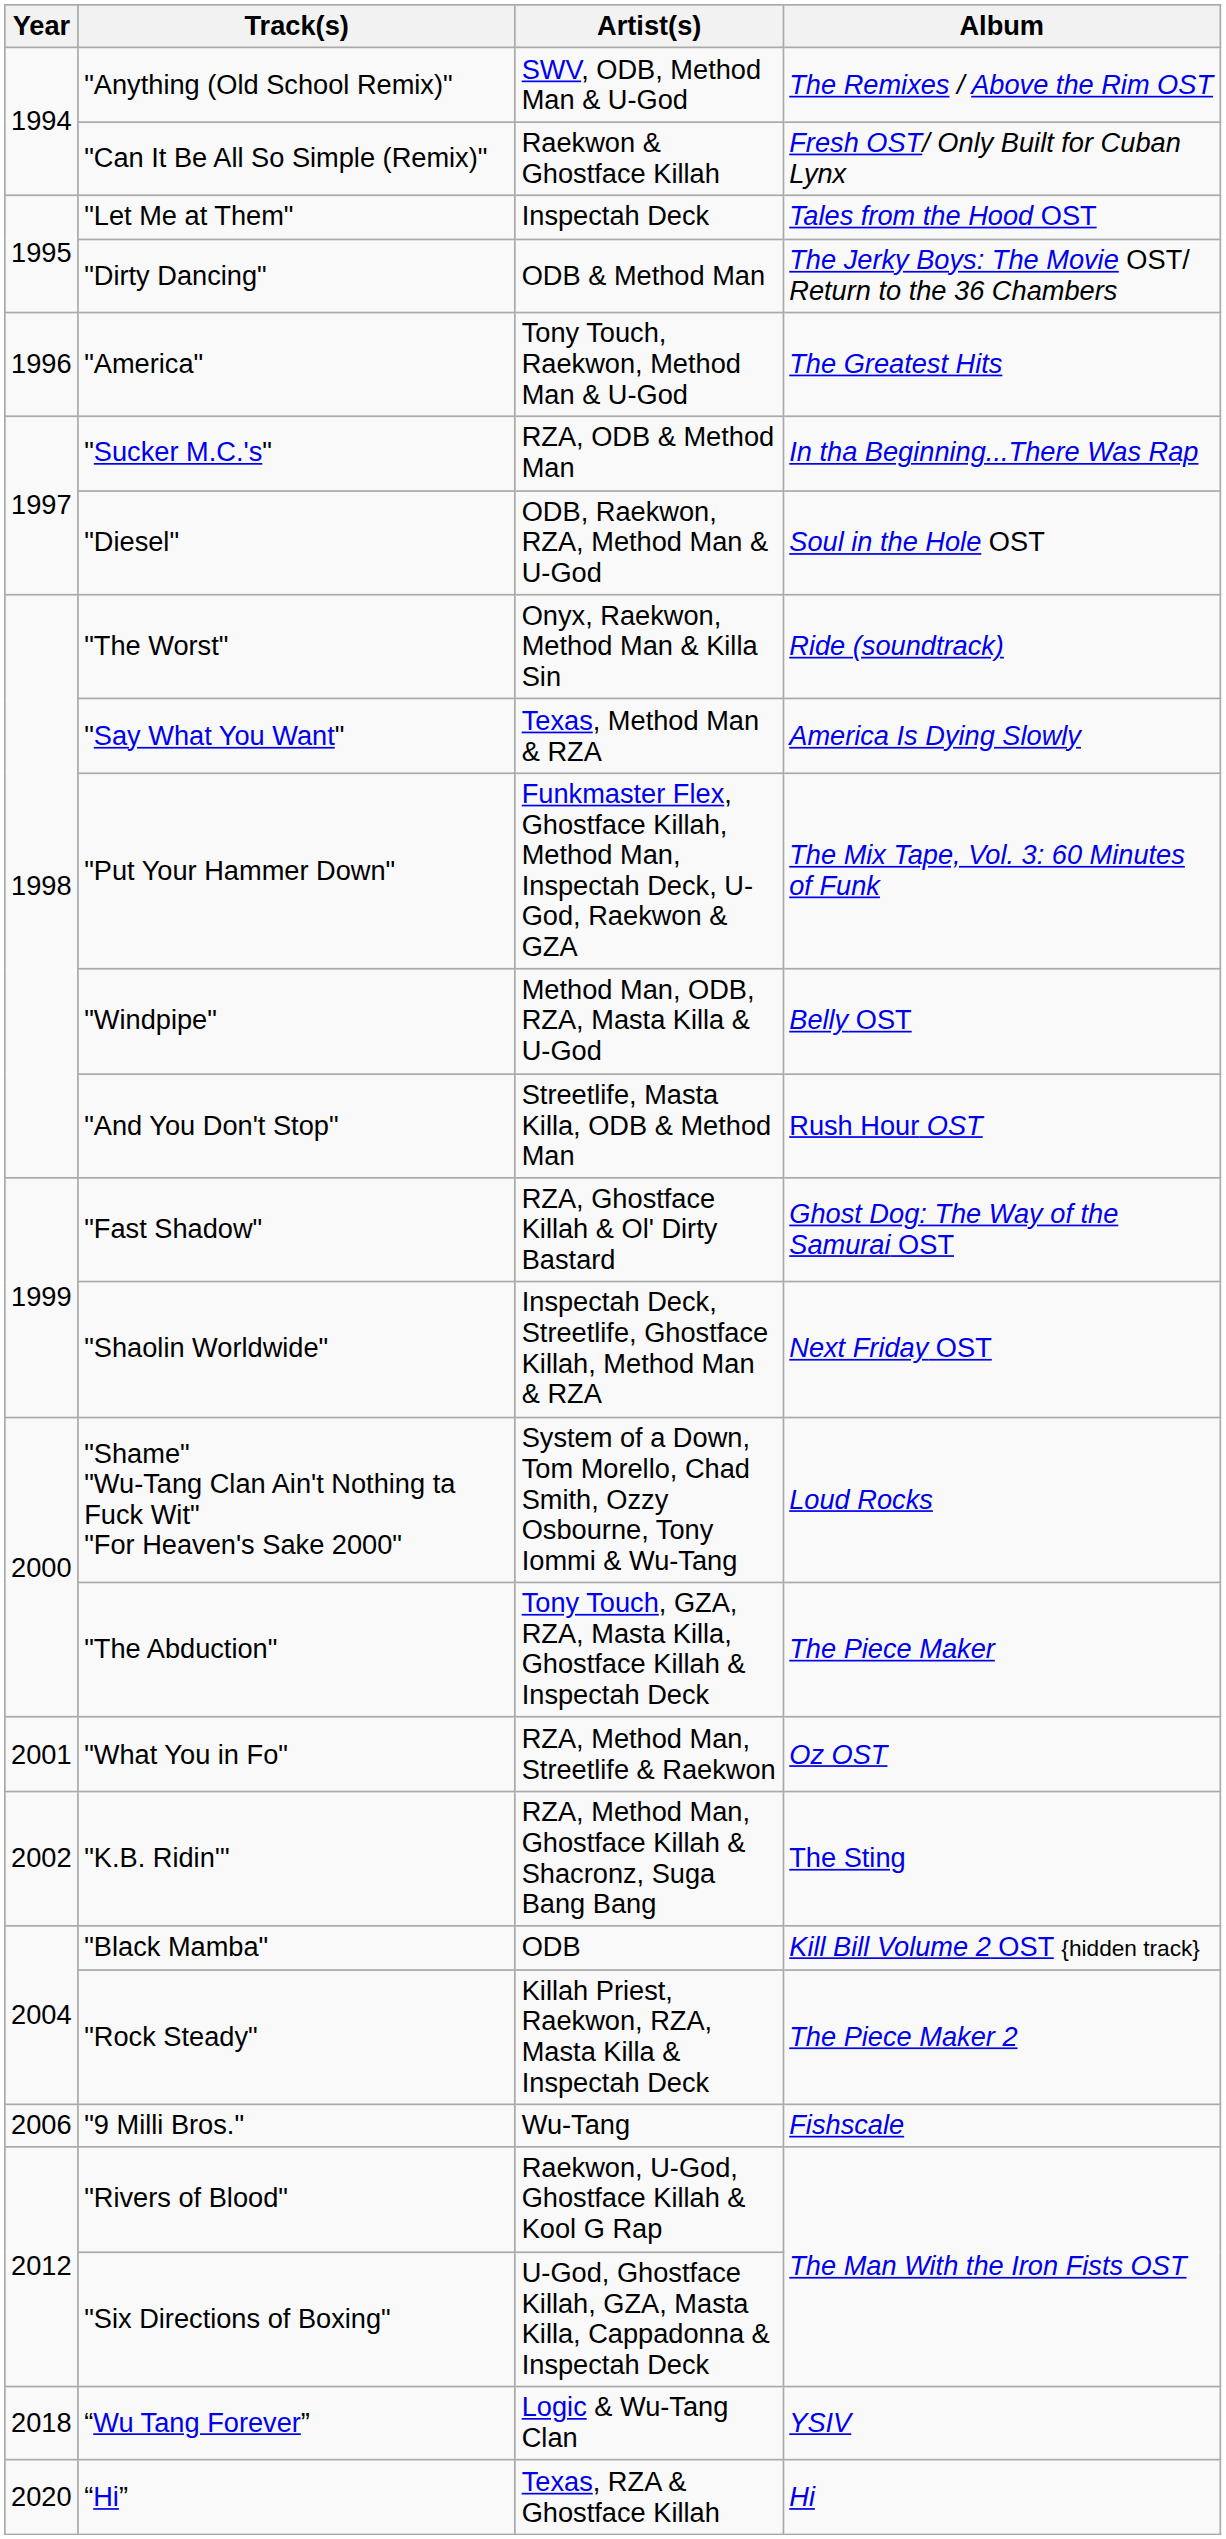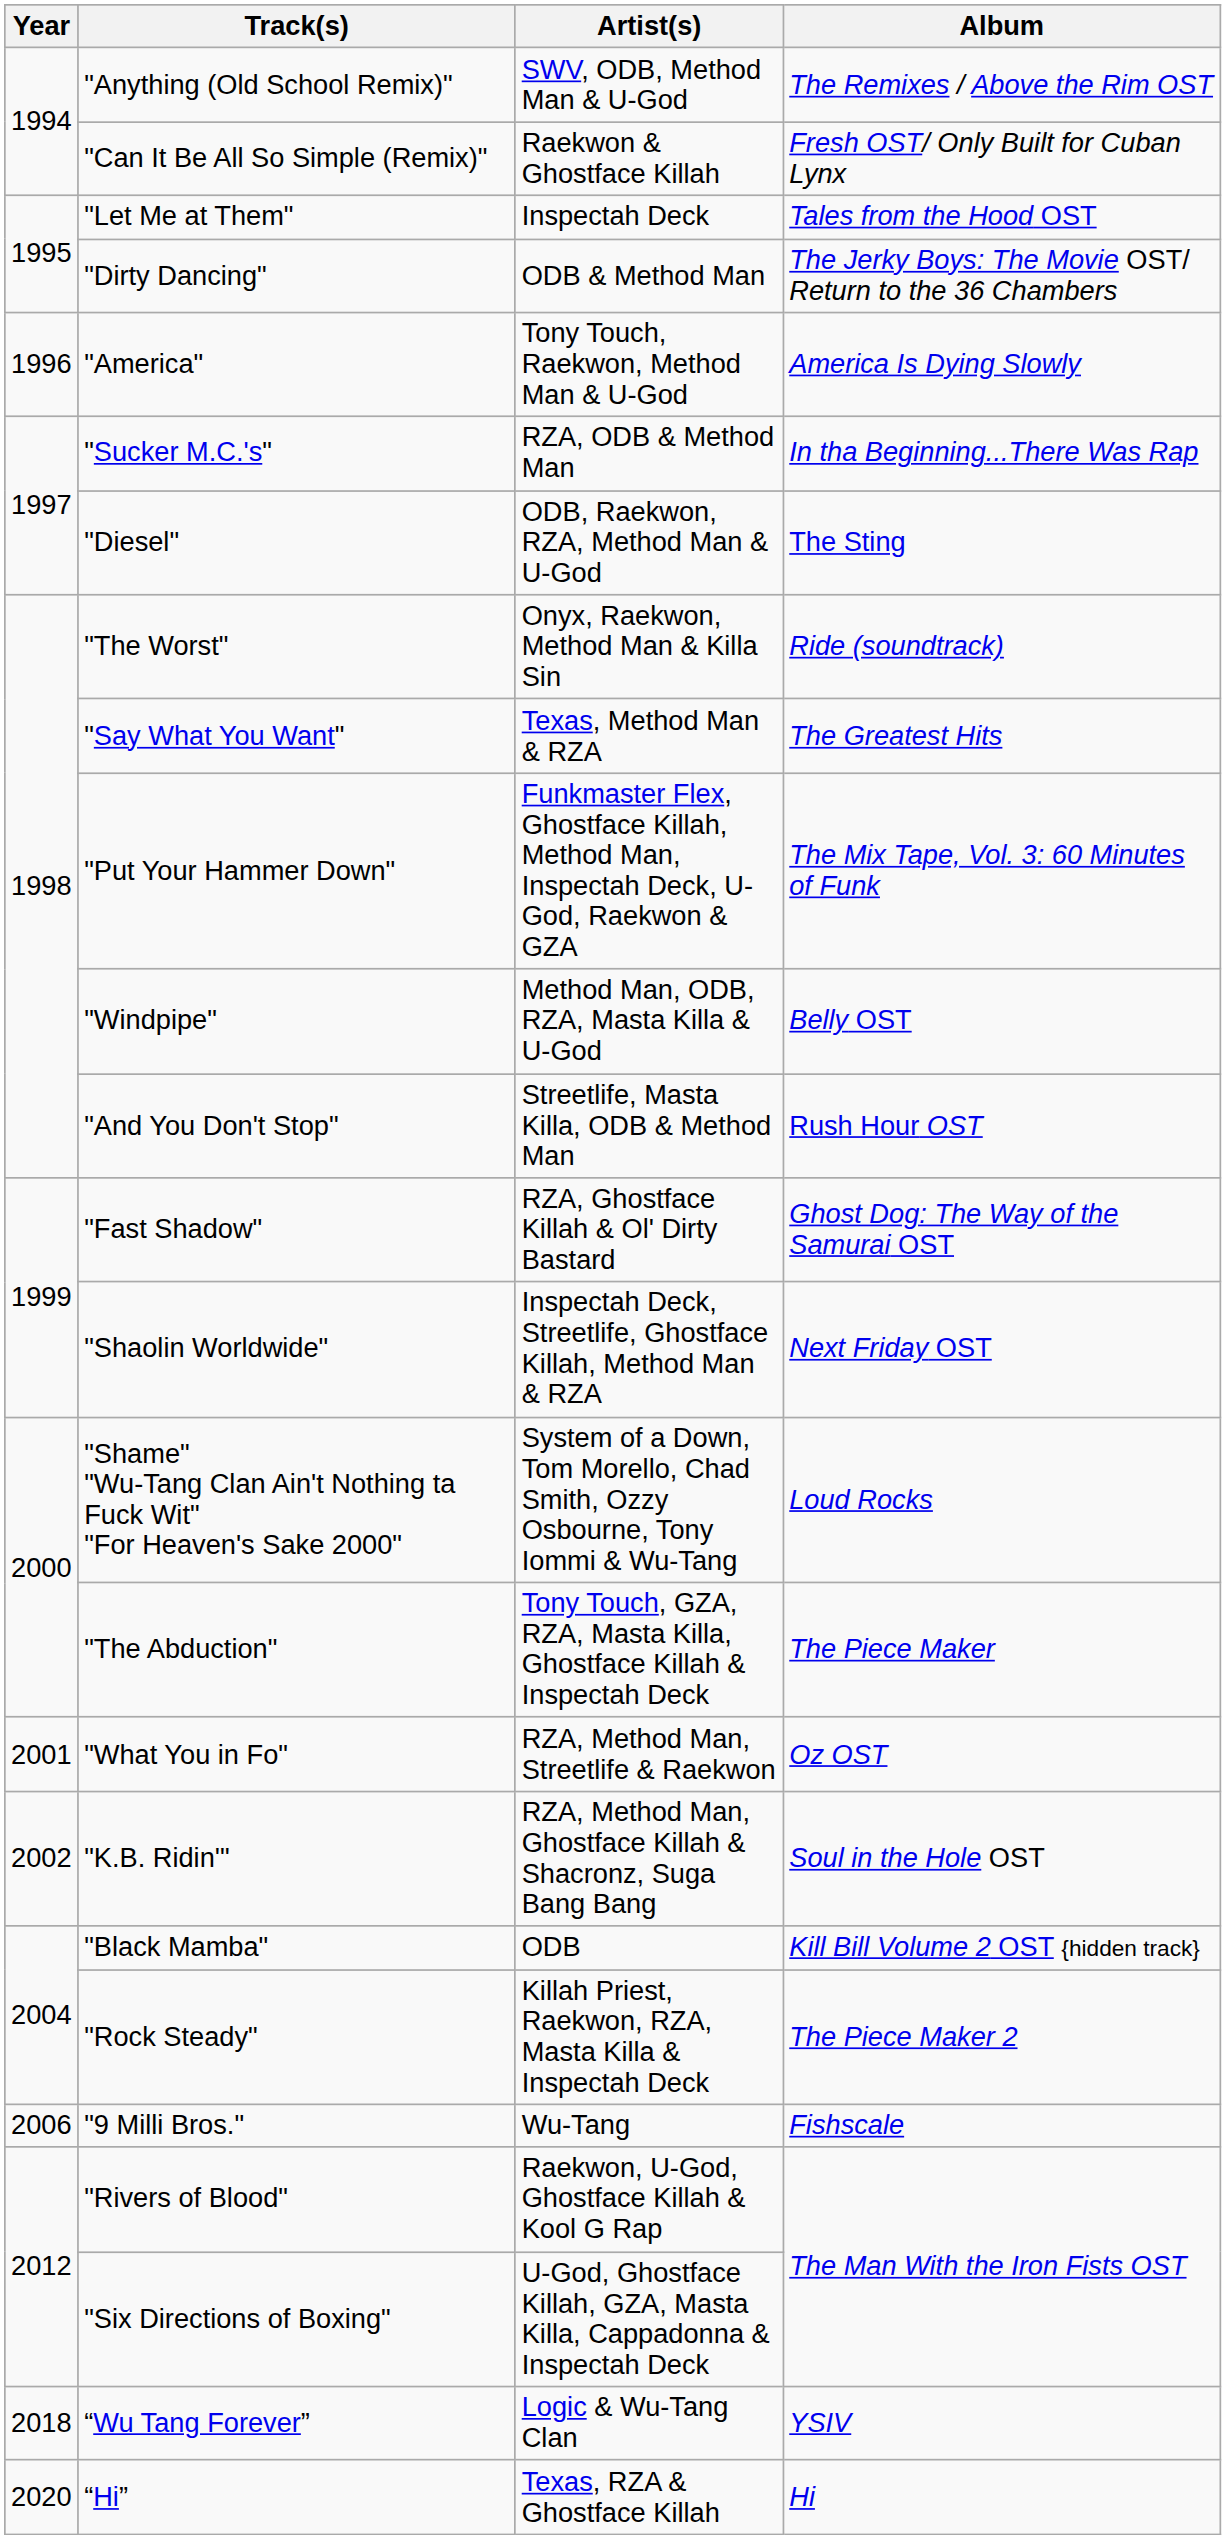(896, 364) The Greatest Hits -> (935, 364) America Is Dying Slowly
(917, 542) Soul in the Hole OST -> (847, 542) The Sting
(935, 735) America Is Dying Slowly -> (896, 735) The Greatest Hits
(847, 1858) The Sting -> (917, 1858) Soul in the Hole OST
